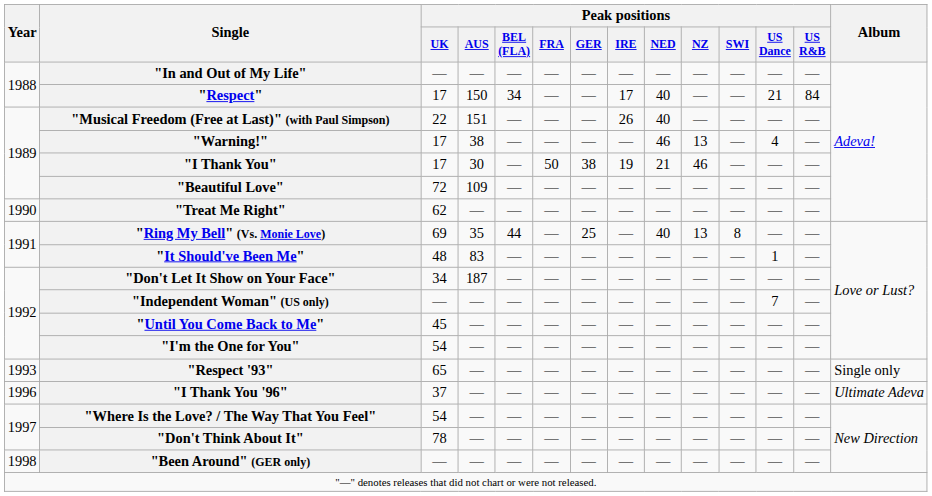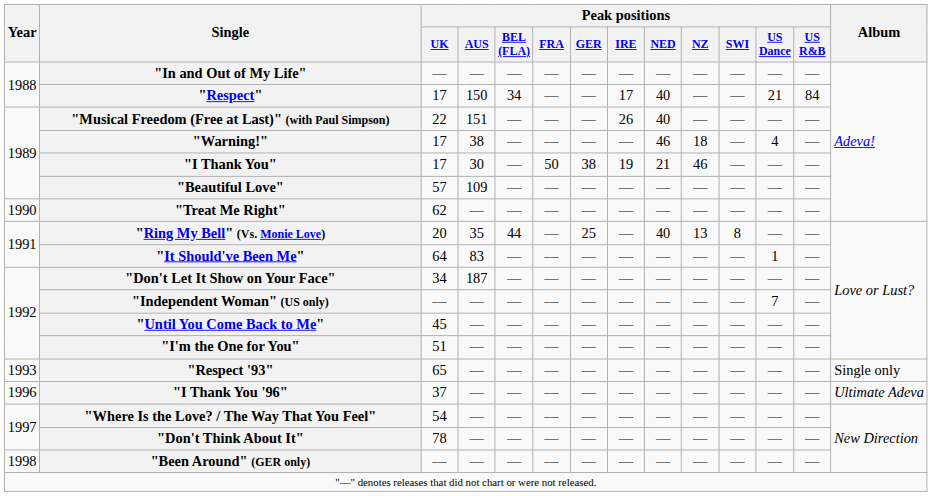(700, 141) 13 -> (700, 141) 18
(440, 187) 72 -> (440, 187) 57
(440, 233) 69 -> (440, 233) 20
(440, 255) 48 -> (440, 255) 64
(440, 347) 54 -> (440, 347) 51
